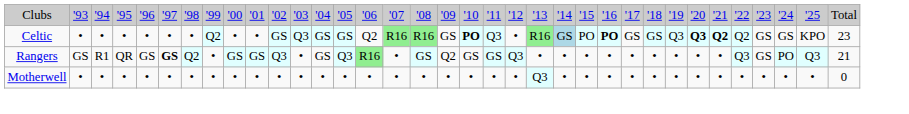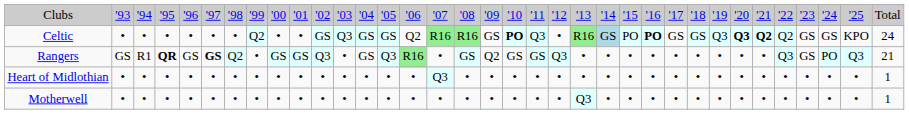(844, 36) 23 -> (888, 36) 24
(124, 57) normal -> (167, 57) bold
+ row: (58, 78)
(844, 78) 0 -> (888, 98) 1
